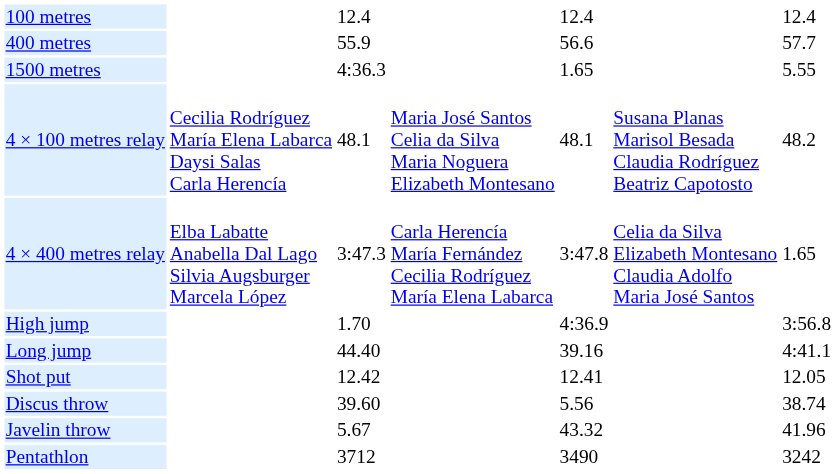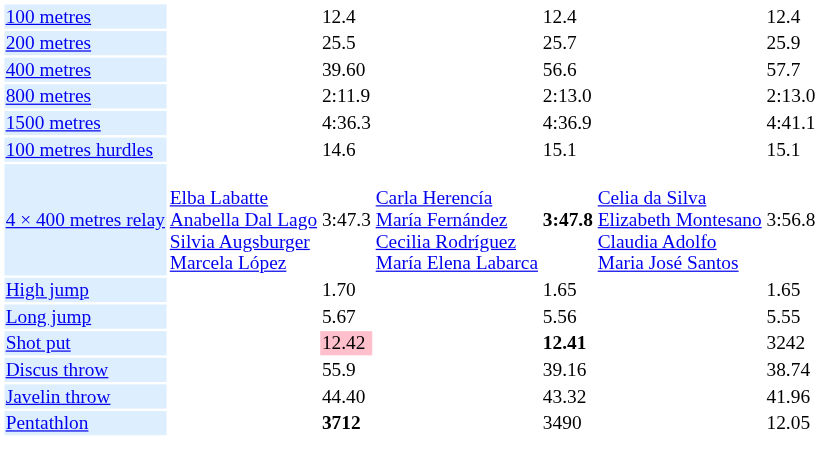+ row: (48, 43)
(354, 43) 55.9 -> (344, 69) 39.60
+ row: (48, 96)
(576, 69) 1.65 -> (567, 122) 4:36.9
(799, 69) 5.55 -> (791, 122) 4:41.1
+ row: (79, 149)
- row: (85, 139)
(584, 253) normal -> (568, 219) bold
(799, 253) 1.65 -> (791, 219) 3:56.8
(584, 323) 4:36.9 -> (560, 289) 1.65
(807, 323) 3:56.8 -> (783, 289) 1.65
(359, 350) 44.40 -> (339, 316) 5.67
(581, 350) 39.16 -> (560, 316) 5.56
(807, 350) 4:41.1 -> (783, 316) 5.55
(359, 376) no background -> (344, 343) pink background
(581, 376) normal -> (565, 343) bold
(804, 376) 12.05 -> (786, 343) 3242
(359, 403) 39.60 -> (339, 369) 55.9
(576, 403) 5.56 -> (565, 369) 39.16
(354, 430) 5.67 -> (344, 396) 44.40
(356, 456) normal -> (341, 422) bold
(801, 456) 3242 -> (788, 422) 12.05
